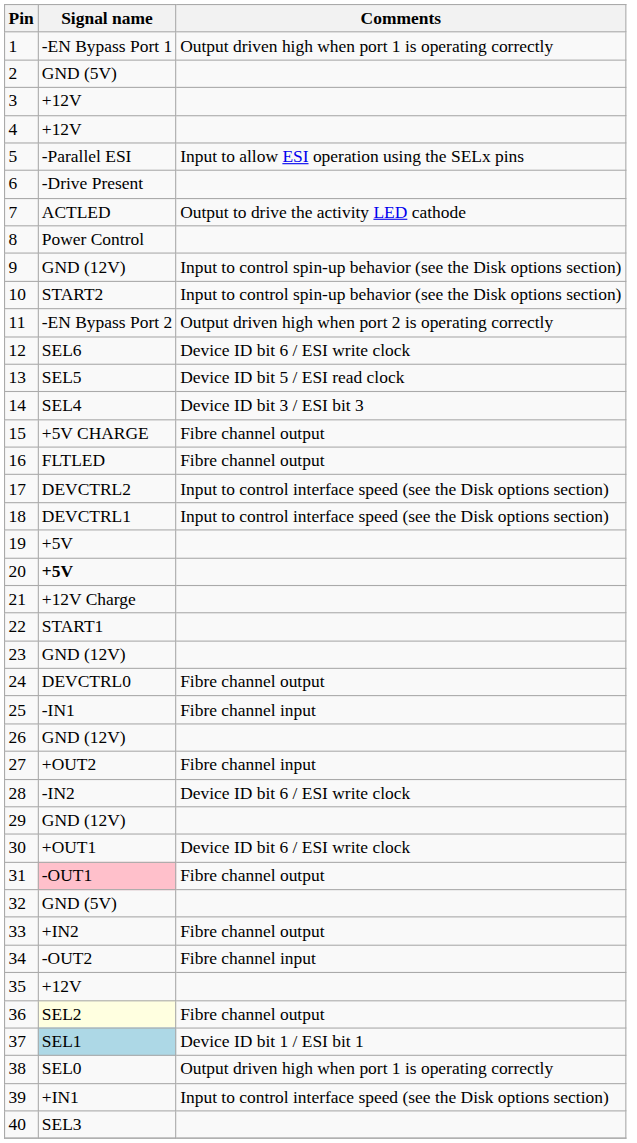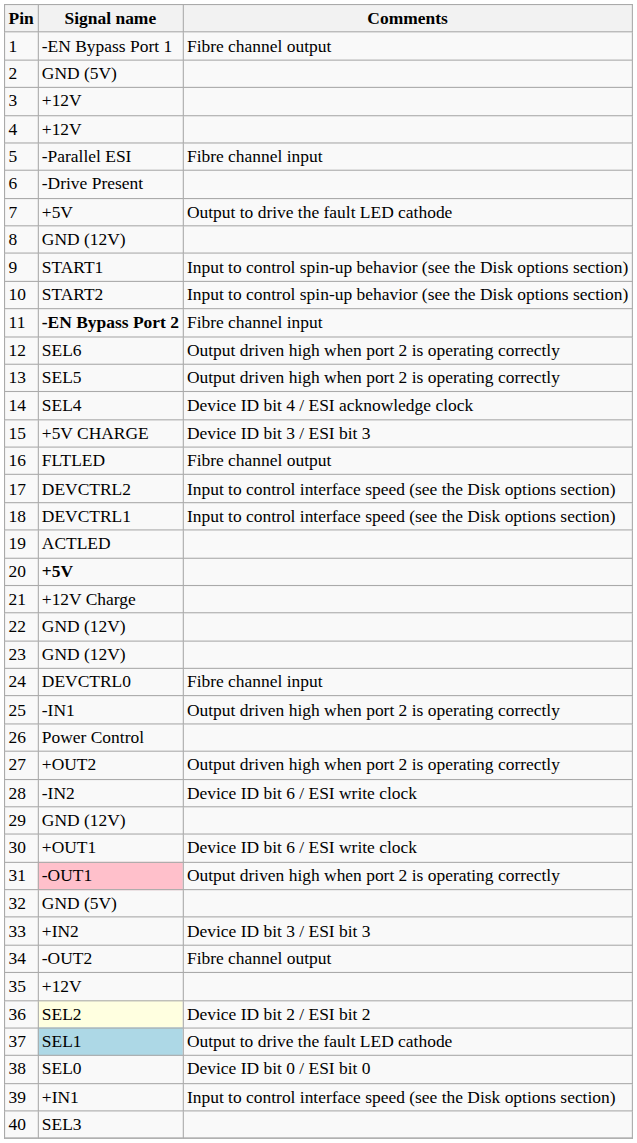(367, 45) Output driven high when port 1 is operating correctly -> (259, 45) Fibre channel output
(352, 156) Input to allow ESI operation using the SELx pins -> (255, 156) Fibre channel input
(76, 211) ACTLED -> (57, 211) +5V
(323, 211) Output to drive the activity LED cathode -> (320, 211) Output to drive the fault LED cathode
(93, 239) Power Control -> (84, 239) GND (12V)
(84, 267) GND (12V) -> (73, 267) START1
(107, 322) normal -> (110, 322) bold
(367, 322) Output driven high when port 2 is operating correctly -> (255, 322) Fibre channel input
(295, 350) Device ID bit 6 / ESI write clock -> (373, 350) Output driven high when port 2 is operating correctly
(292, 377) Device ID bit 5 / ESI read clock -> (373, 377) Output driven high when port 2 is operating correctly
(272, 405) Device ID bit 3 / ESI bit 3 -> (330, 405) Device ID bit 4 / ESI acknowledge clock
(252, 433) Fibre channel output -> (279, 433) Device ID bit 3 / ESI bit 3
(57, 543) +5V -> (76, 543) ACTLED
(73, 626) START1 -> (84, 626) GND (12V)
(252, 682) Fibre channel output -> (255, 682) Fibre channel input
(248, 709) Fibre channel input -> (373, 709) Output driven high when port 2 is operating correctly
(84, 737) GND (12V) -> (93, 737) Power Control
(248, 765) Fibre channel input -> (373, 765) Output driven high when port 2 is operating correctly
(252, 875) Fibre channel output -> (373, 875) Output driven high when port 2 is operating correctly
(252, 931) Fibre channel output -> (279, 931) Device ID bit 3 / ESI bit 3
(248, 958) Fibre channel input -> (259, 958) Fibre channel output
(252, 1014) Fibre channel output -> (279, 1014) Device ID bit 2 / ESI bit 2
(272, 1041) Device ID bit 1 / ESI bit 1 -> (320, 1041) Output to drive the fault LED cathode
(367, 1069) Output driven high when port 1 is operating correctly -> (279, 1069) Device ID bit 0 / ESI bit 0
